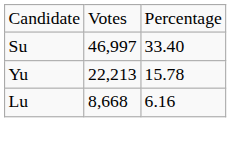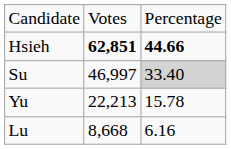+ row: (29, 46)
(164, 46) no background -> (164, 74) lightgrey background
